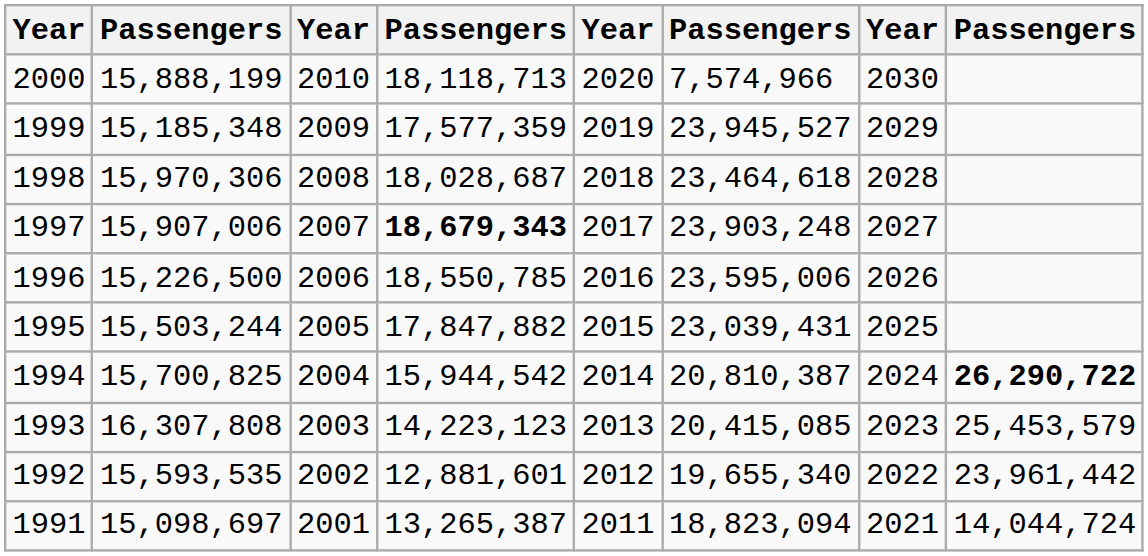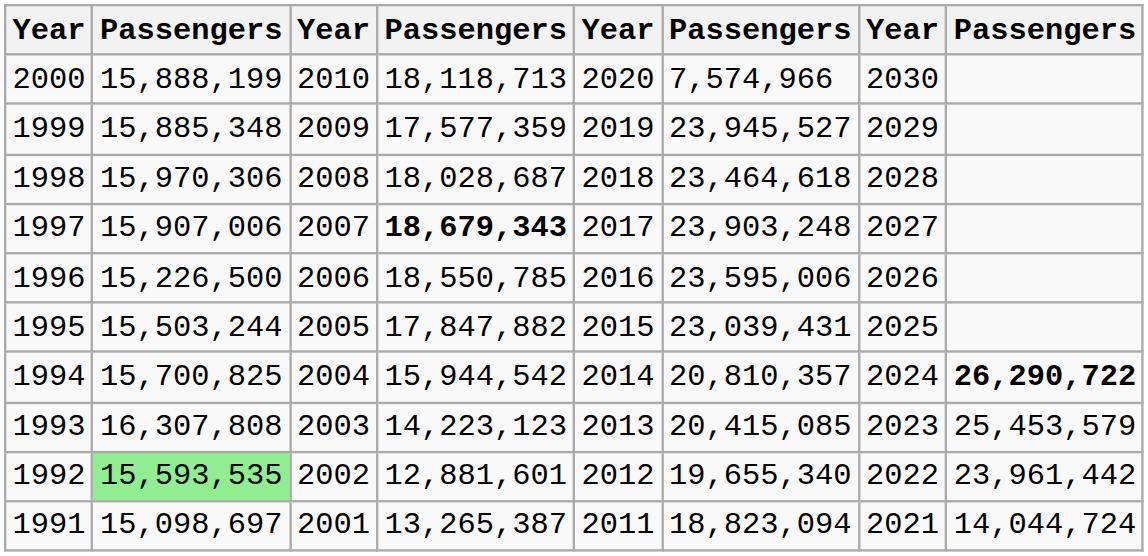(191, 129) 15,185,348 -> (191, 129) 15,885,348
(760, 377) 20,810,387 -> (760, 377) 20,810,357
(191, 476) no background -> (191, 476) lightgreen background
